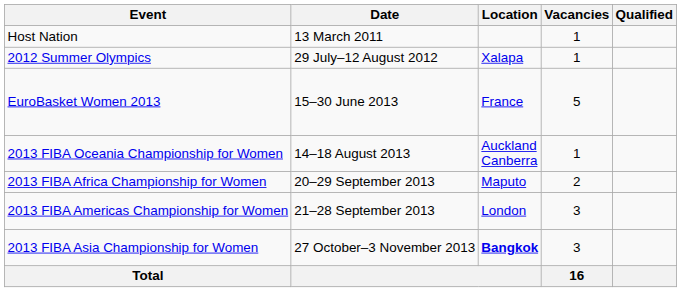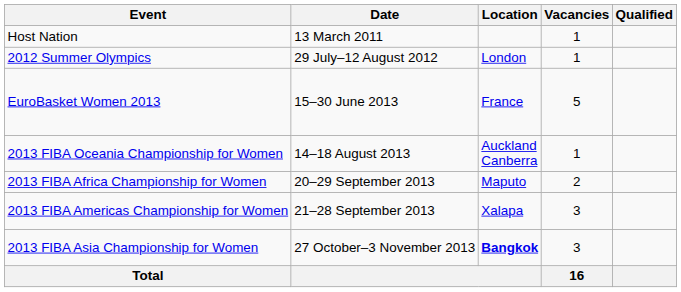(502, 57) Xalapa -> (504, 57) London
(504, 211) London -> (502, 211) Xalapa
